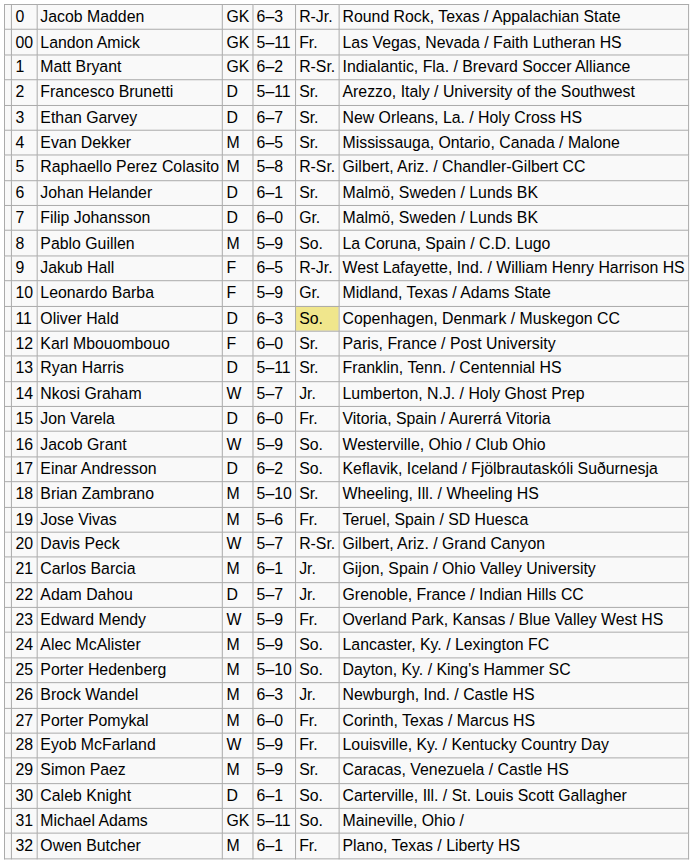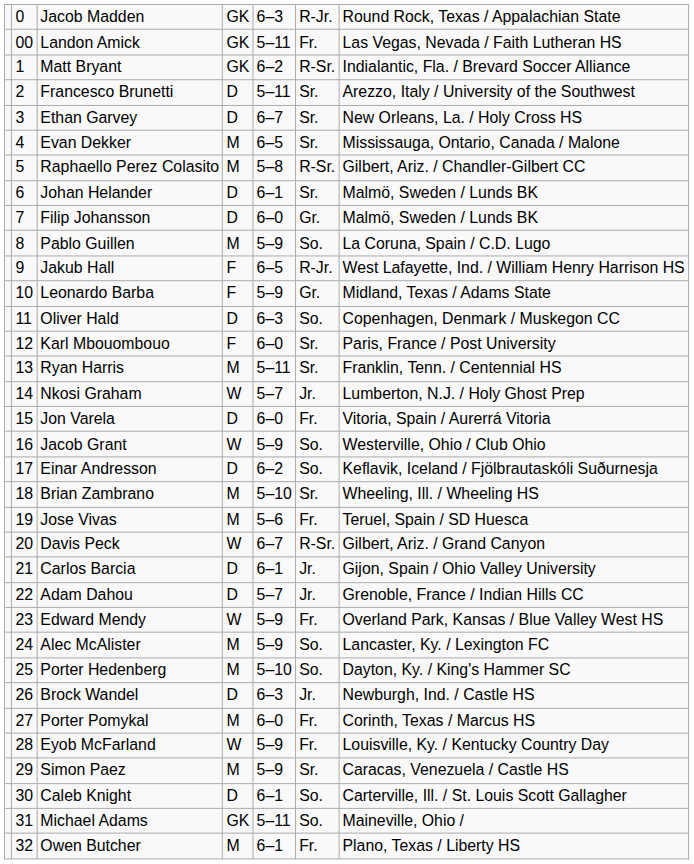(311, 318) khaki background -> (311, 318) no background
(232, 368) D -> (233, 368) M
(270, 544) 5–7 -> (270, 544) 6–7
(233, 569) M -> (232, 569) D
(233, 695) M -> (232, 695) D
